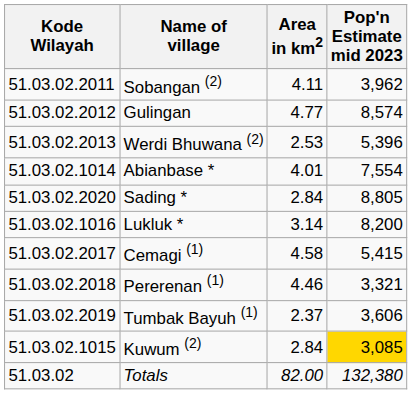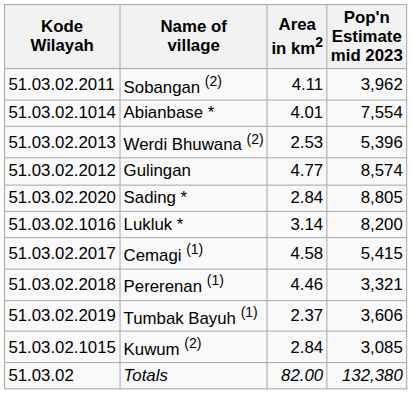rows swapped: (157, 113) <-> (169, 171)
(382, 347) gold background -> (382, 347) no background
